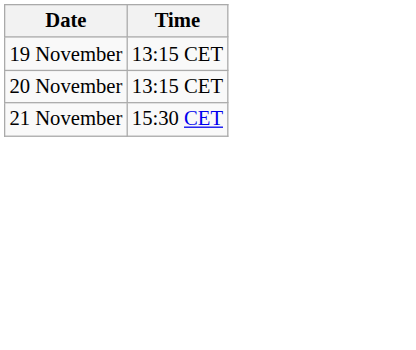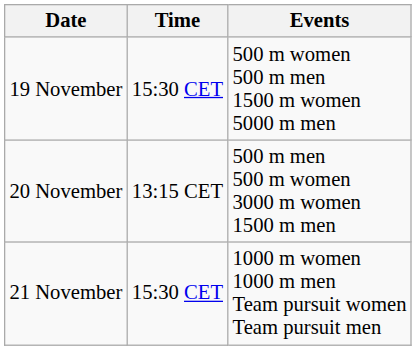+ column: (319, 20)
(177, 53) 13:15 CET -> (177, 88) 15:30 CET
